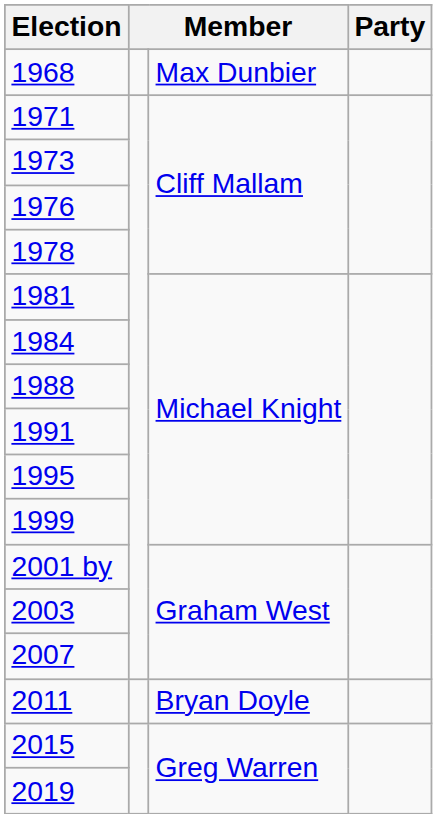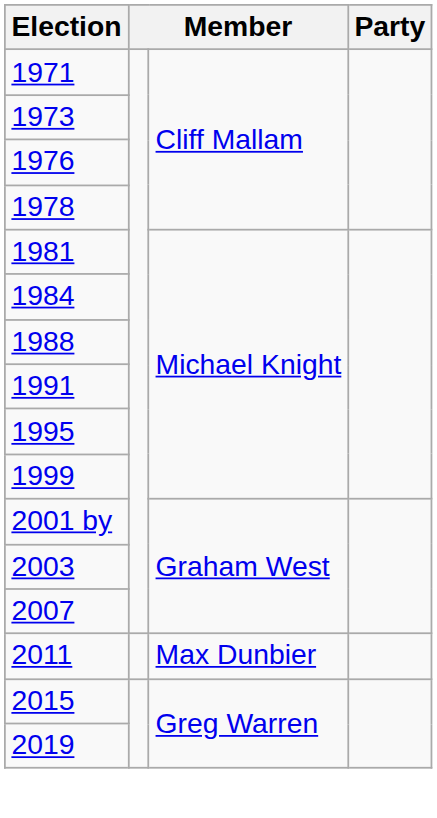- row: (43, 71)
(233, 700) Bryan Doyle -> (236, 655) Max Dunbier
